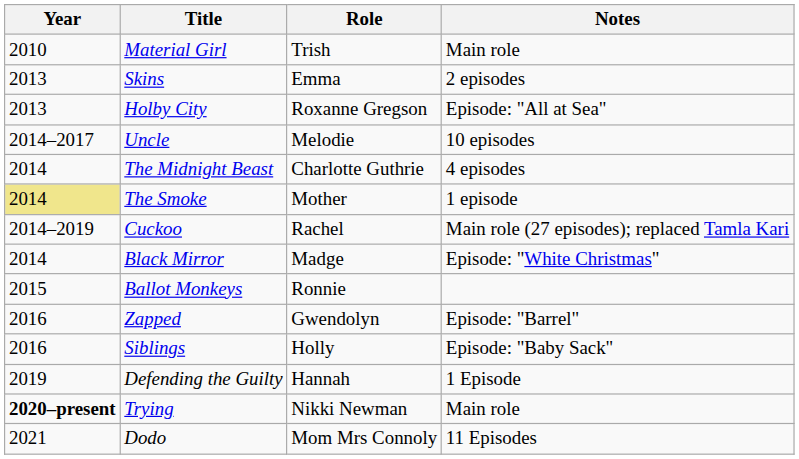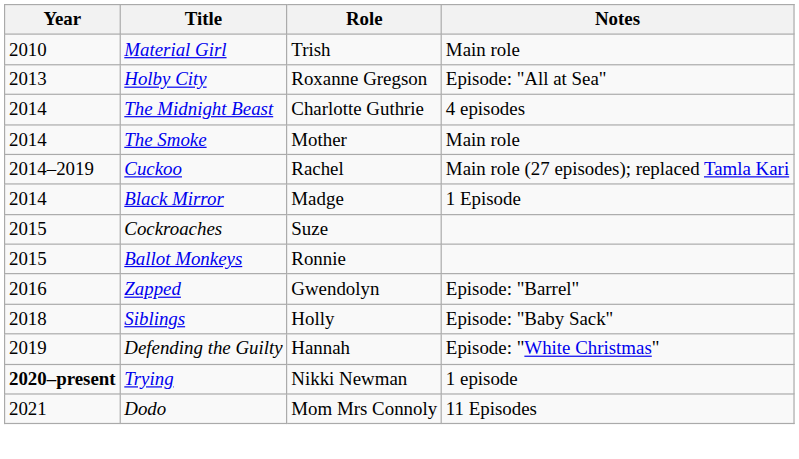- row: (144, 79)
- row: (147, 139)
(28, 199) khaki background -> (28, 139) no background
(482, 199) 1 episode -> (483, 139) Main role
(553, 259) Episode: "White Christmas" -> (483, 199) 1 Episode
+ row: (173, 229)
(28, 348) 2016 -> (28, 318) 2018
(483, 378) 1 Episode -> (553, 348) Episode: "White Christmas"
(483, 408) Main role -> (482, 378) 1 episode
